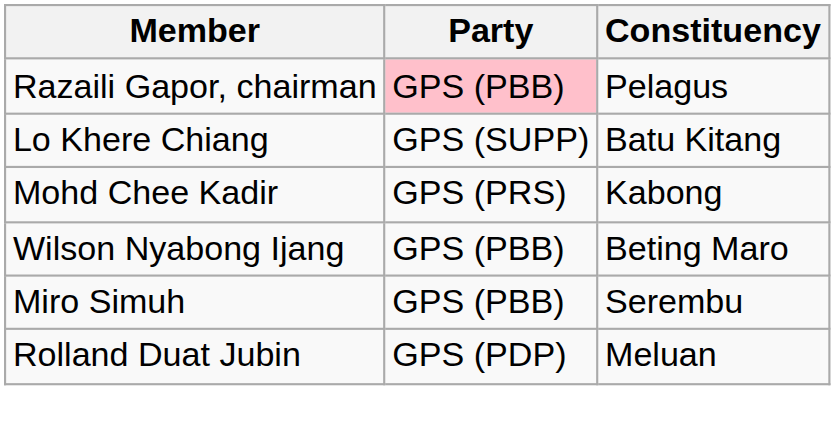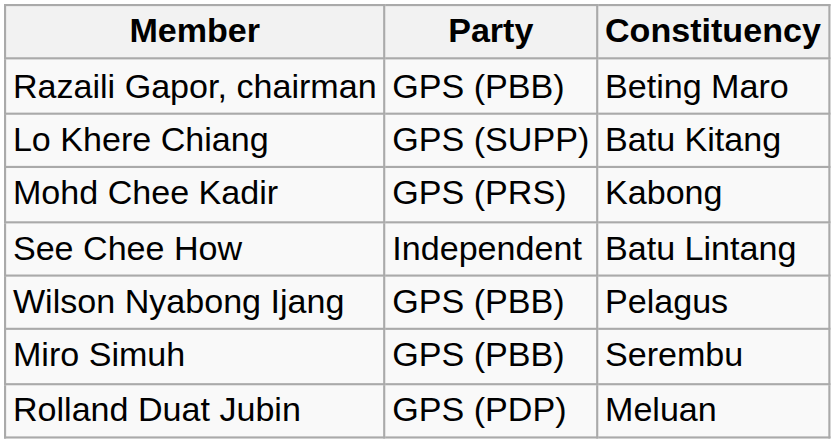(478, 85) pink background -> (478, 85) no background
(667, 85) Pelagus -> (697, 85) Beting Maro
+ row: (128, 247)
(697, 247) Beting Maro -> (667, 301) Pelagus
